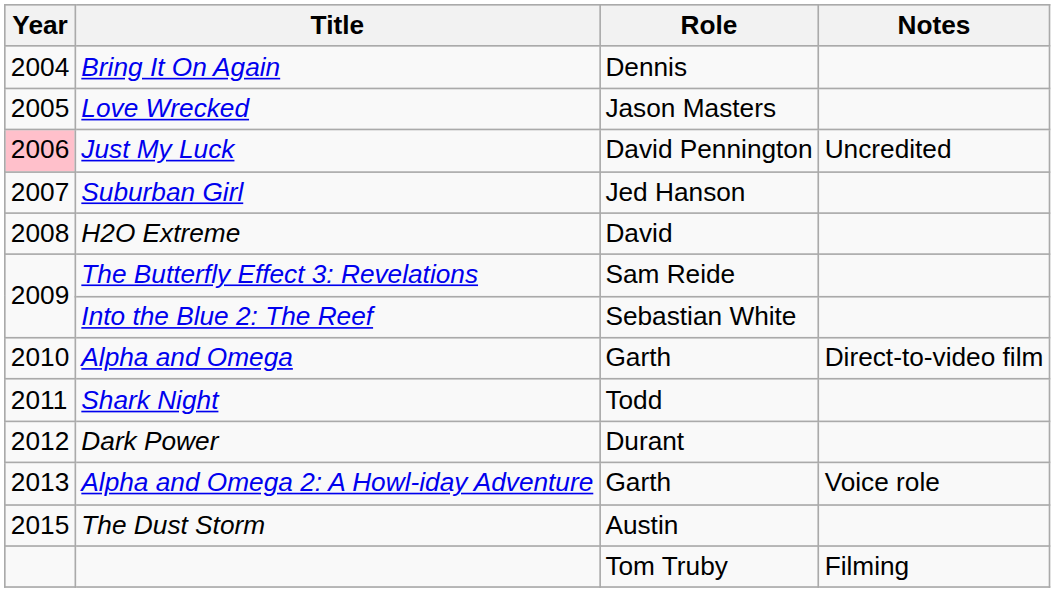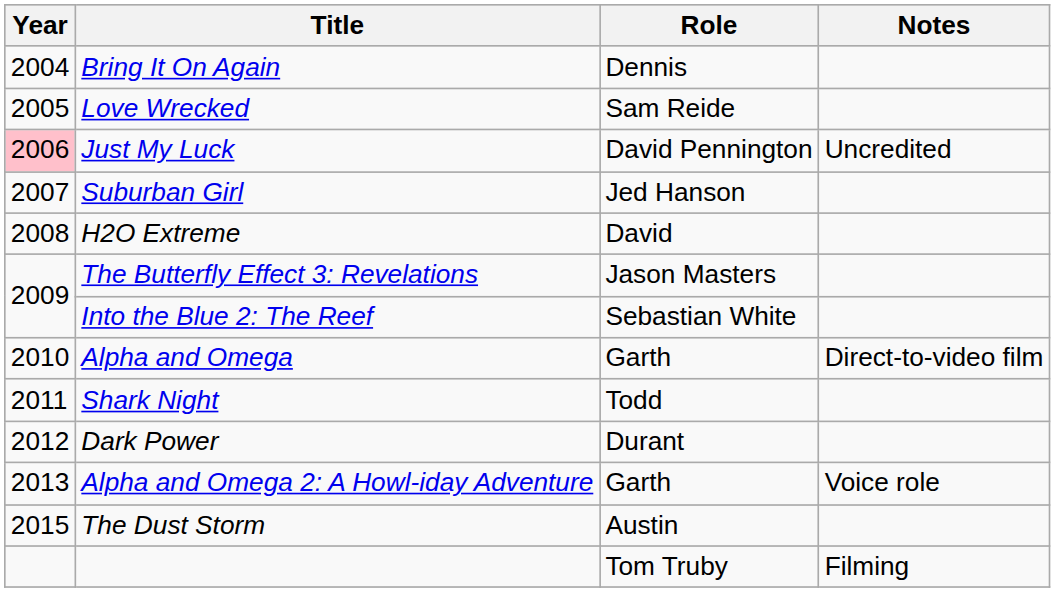(691, 108) Jason Masters -> (670, 108) Sam Reide
(670, 274) Sam Reide -> (691, 274) Jason Masters
